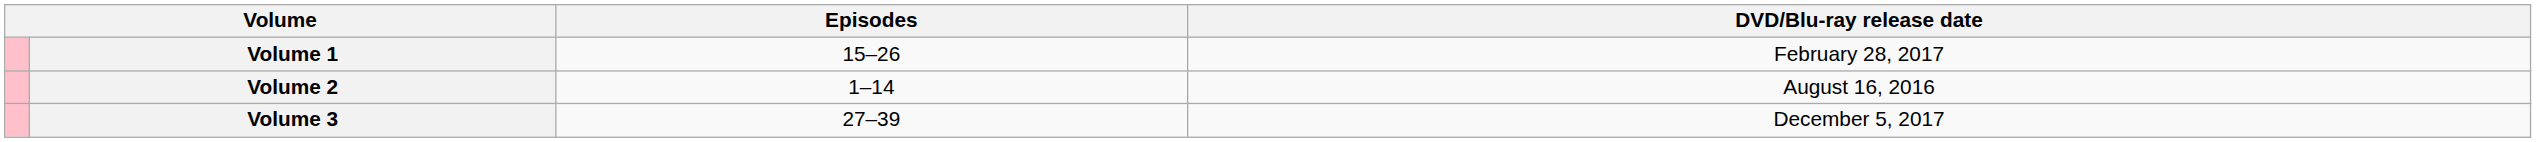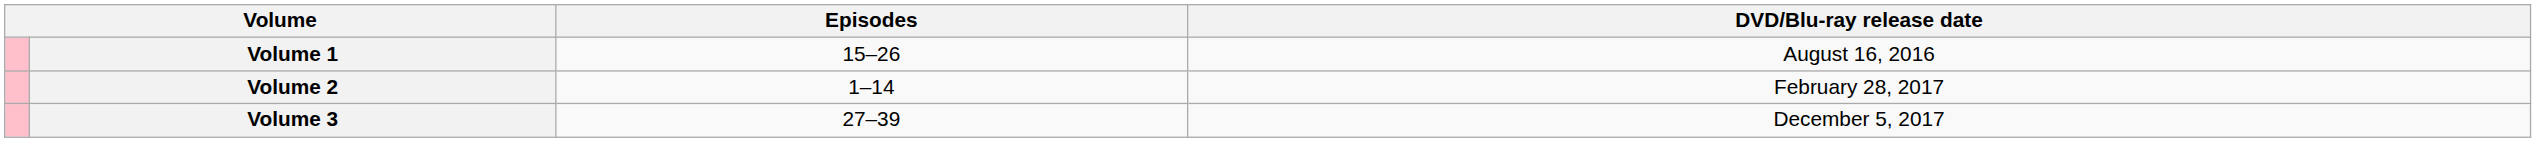(1859, 53) February 28, 2017 -> (1859, 53) August 16, 2016
(1859, 86) August 16, 2016 -> (1859, 86) February 28, 2017
